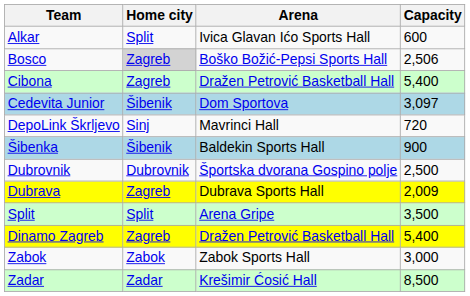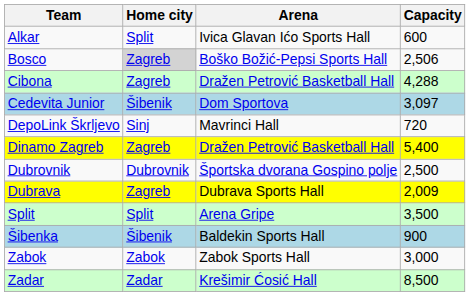(421, 81) 5,400 -> (421, 81) 4,288
rows swapped: (56, 236) <-> (33, 147)
